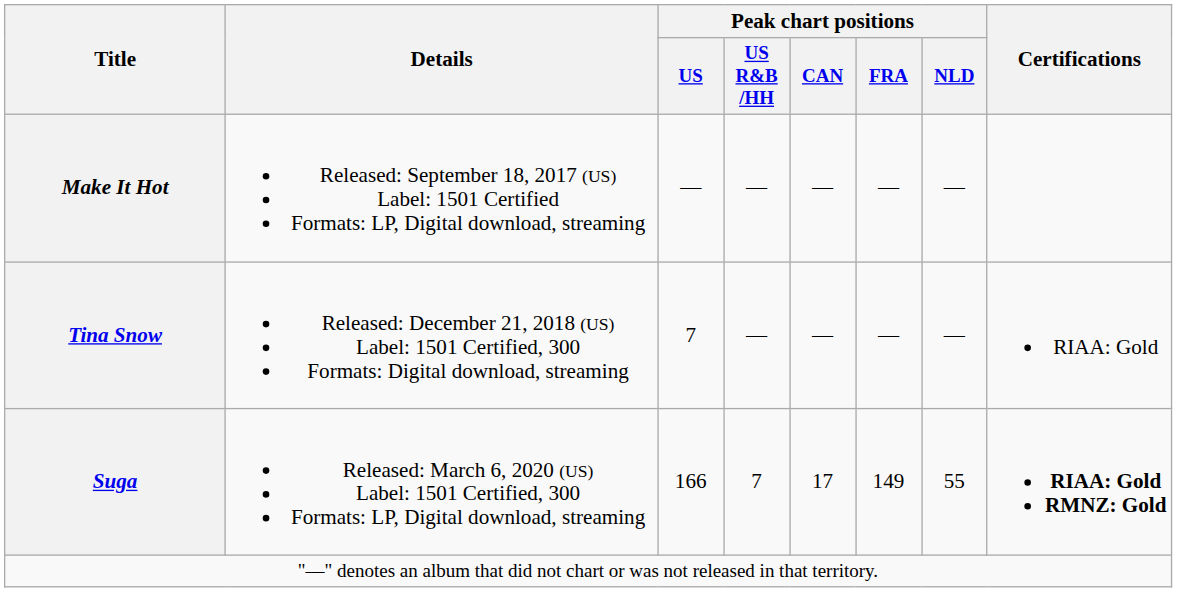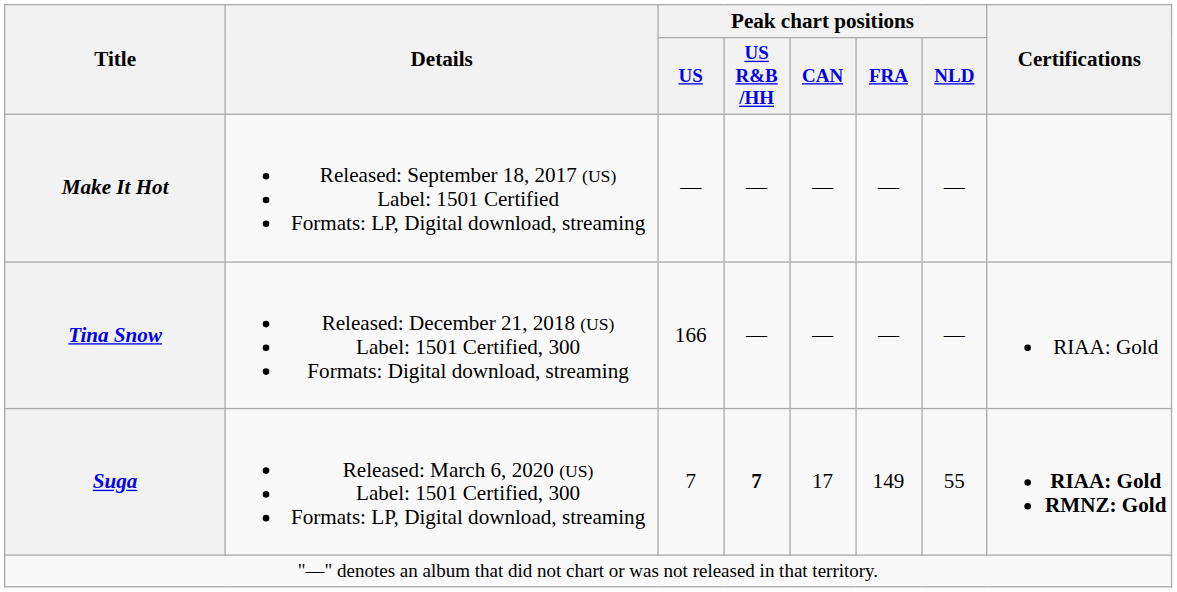(691, 334) 7 -> (691, 334) 166
(691, 481) 166 -> (691, 481) 7
(757, 481) normal -> (757, 481) bold
